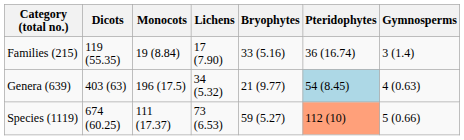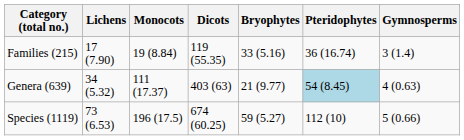columns swapped: (108, 20) <-> (215, 20)
(161, 85) 196 (17.5) -> (150, 85) 111 (17.37)
(153, 118) 111 (17.37) -> (158, 118) 196 (17.5)
(326, 118) lightsalmon background -> (326, 118) no background
